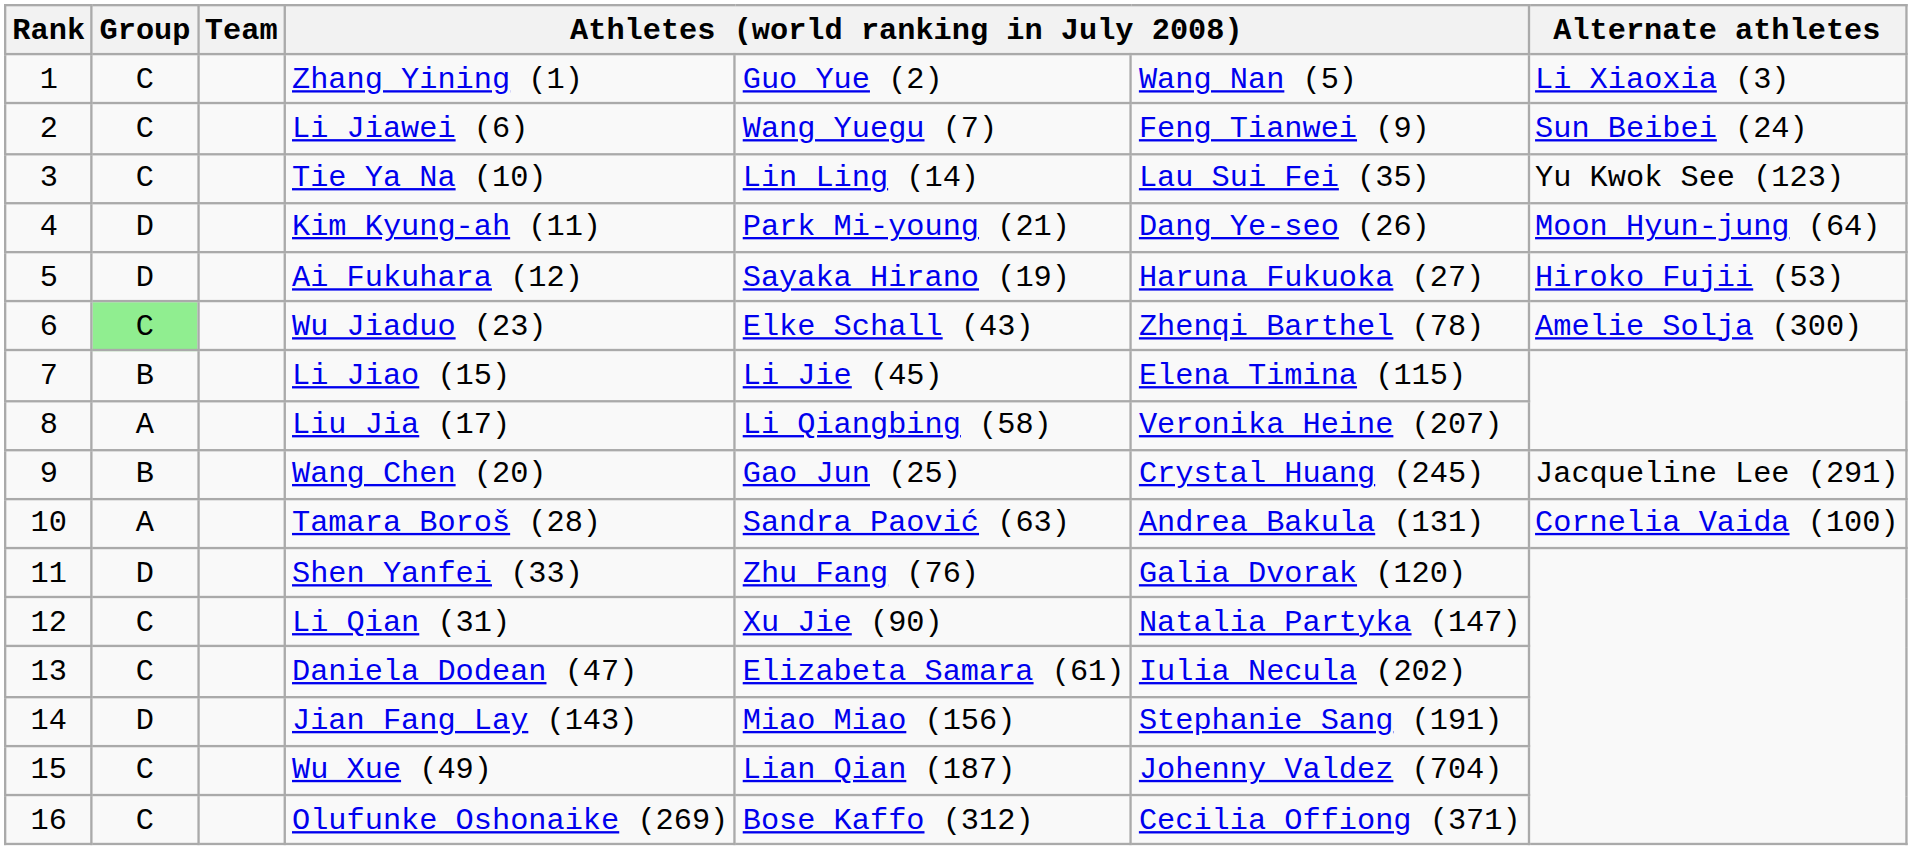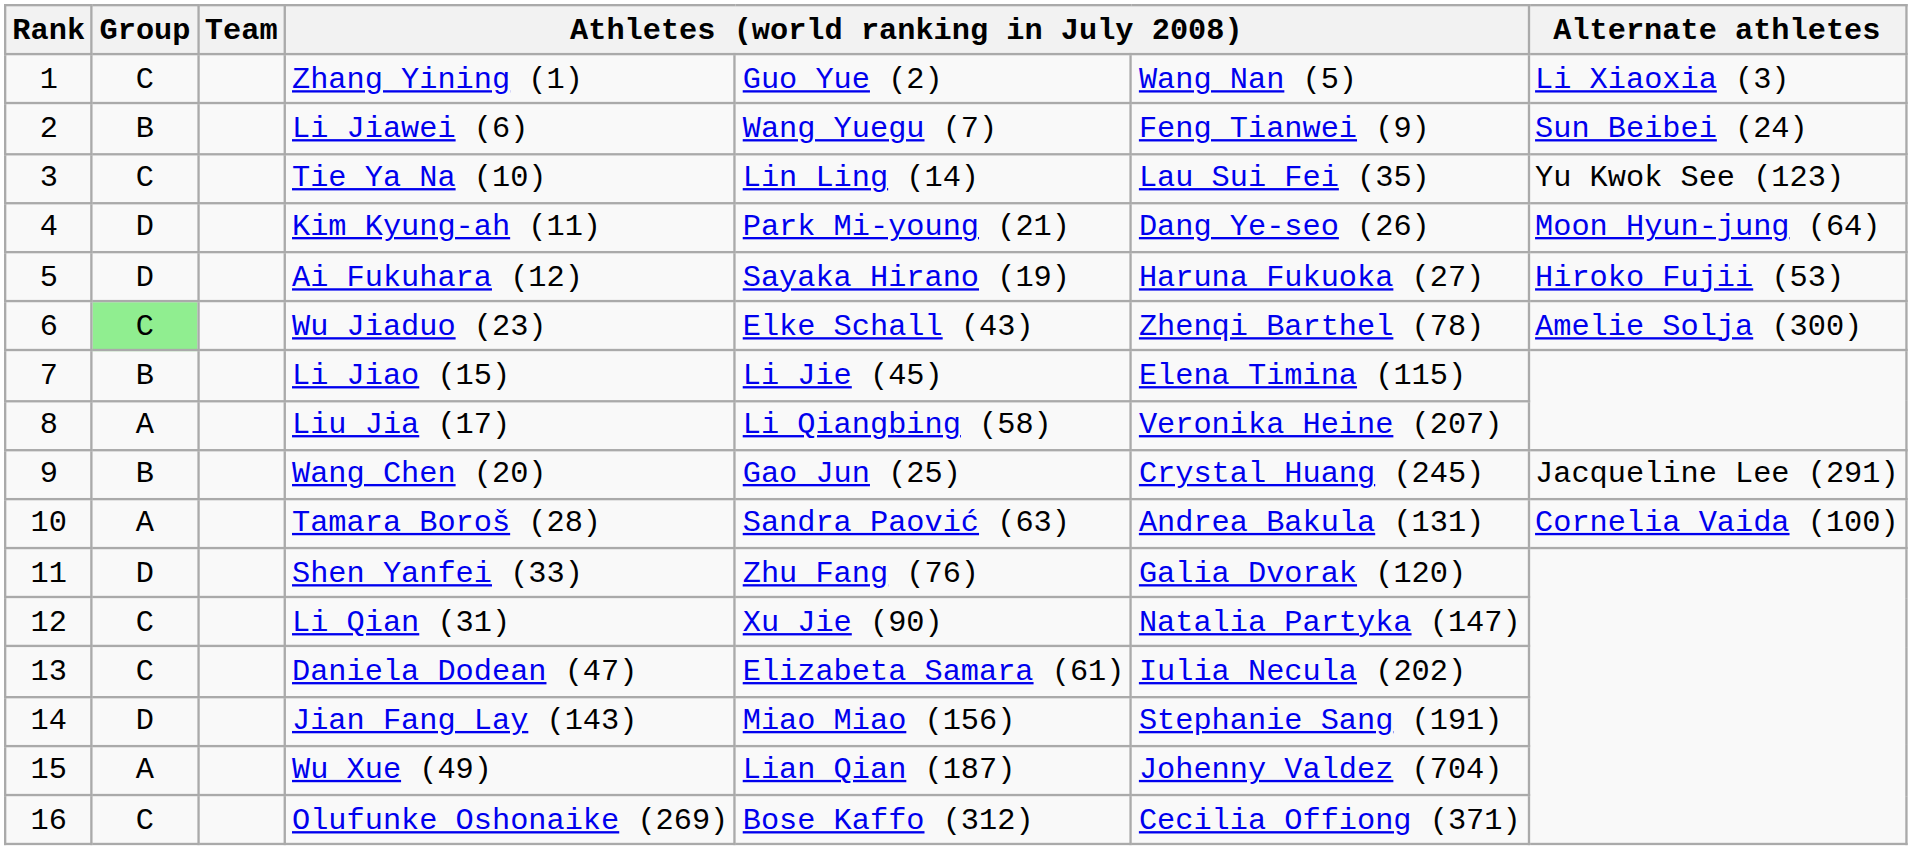(145, 129) C -> (145, 129) B
(145, 770) C -> (145, 770) A
